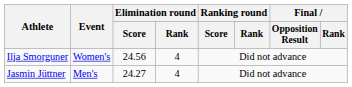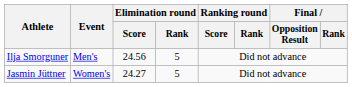(92, 57) Women's -> (85, 57) Men's
(177, 57) 4 -> (177, 57) 5
(85, 74) Men's -> (92, 74) Women's
(177, 74) 4 -> (177, 74) 5
